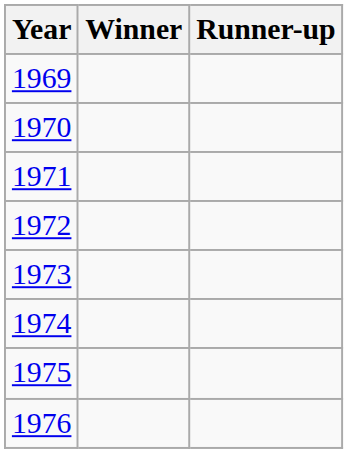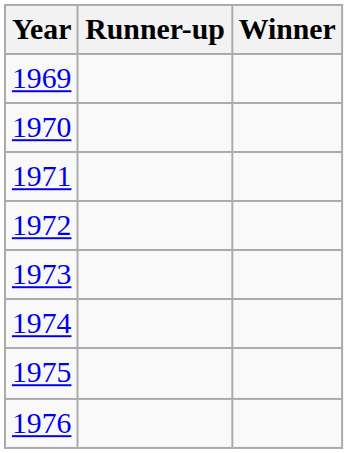columns swapped: (134, 29) <-> (266, 29)
